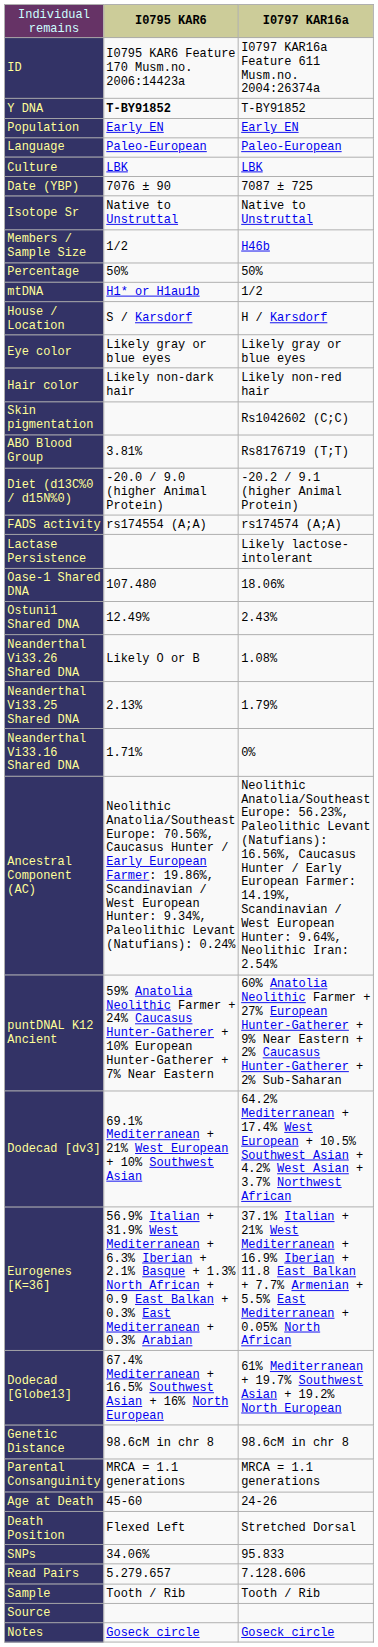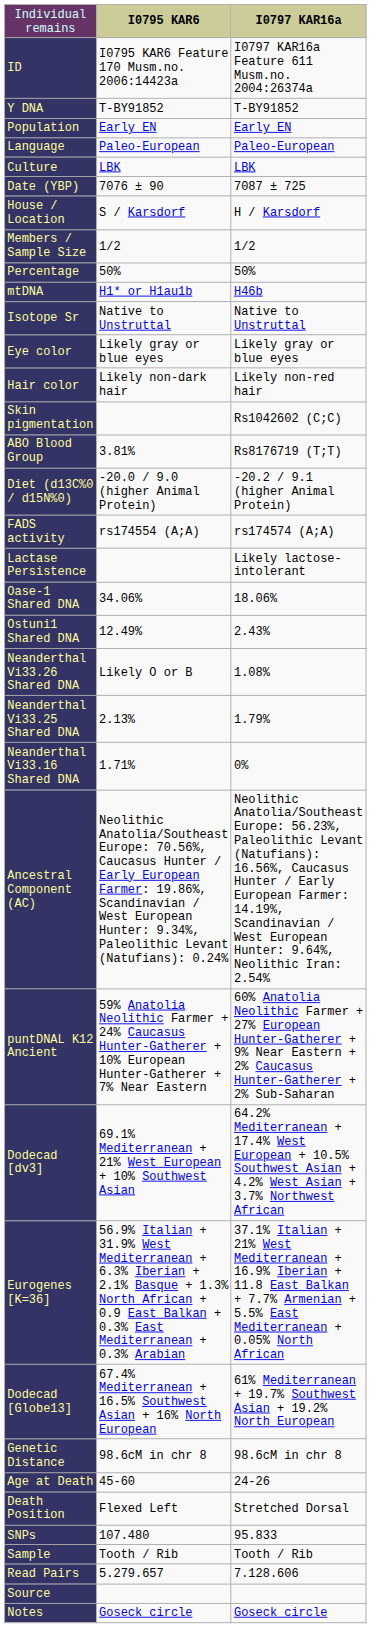(139, 108) bold -> (131, 108) normal
rows swapped: (36, 318) <-> (43, 213)
(256, 246) H46b -> (245, 246) 1/2
(252, 292) 1/2 -> (248, 292) H46b
(131, 585) 107.480 -> (121, 598) 34.06%
- row: (54, 1475)
(128, 1554) 34.06% -> (124, 1535) 107.480
rows swapped: (43, 1574) <-> (29, 1593)
